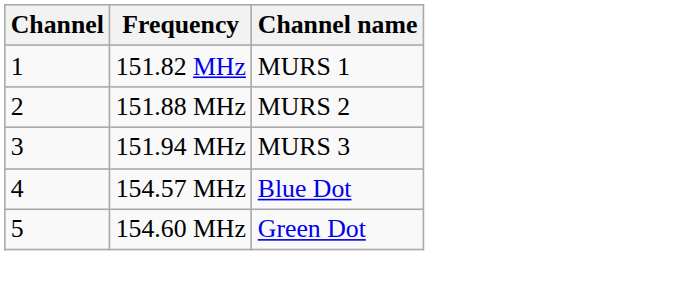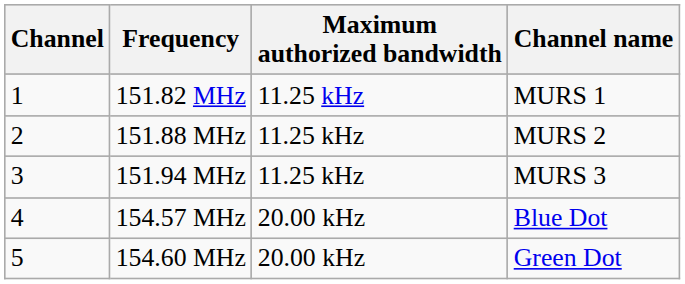+ column: (380, 39)
